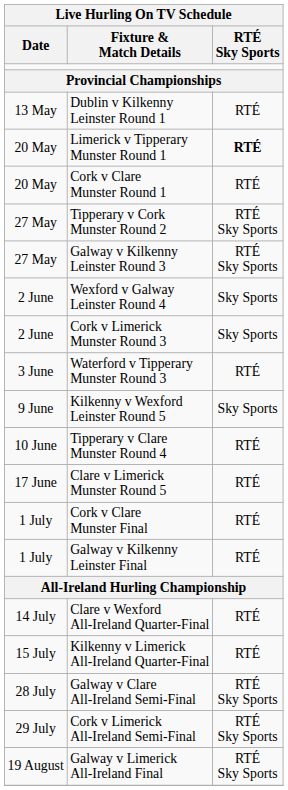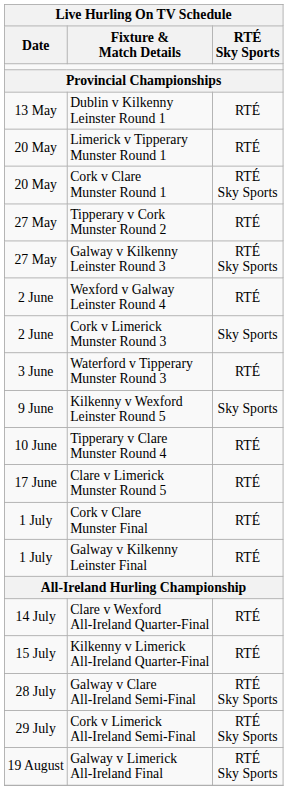(248, 147) bold -> (248, 147) normal
(248, 185) RTÉ -> (248, 185) RTÉ Sky Sports
(248, 222) RTÉ Sky Sports -> (248, 222) RTÉ
(248, 296) Sky Sports -> (248, 296) RTÉ
